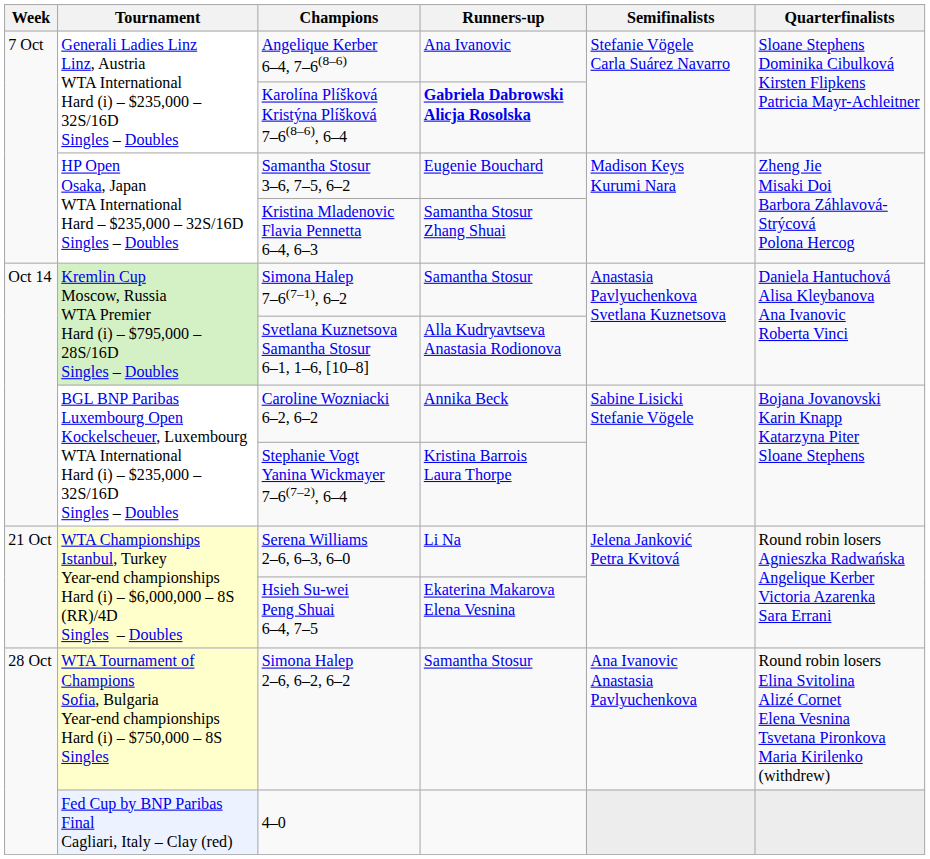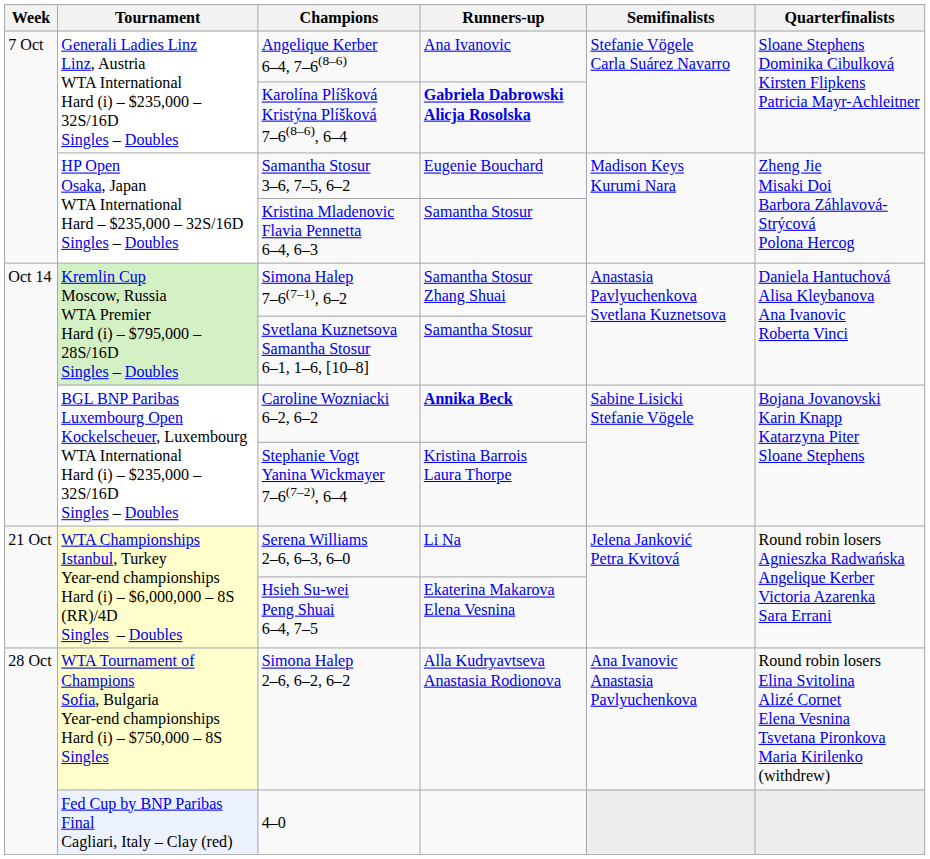(478, 221) Samantha Stosur Zhang Shuai -> (478, 212) Samantha Stosur
(478, 276) Samantha Stosur -> (478, 286) Samantha Stosur Zhang Shuai
(492, 338) Alla Kudryavtseva Anastasia Rodionova -> (478, 329) Samantha Stosur
(466, 398) normal -> (468, 398) bold
(478, 661) Samantha Stosur -> (492, 671) Alla Kudryavtseva Anastasia Rodionova
